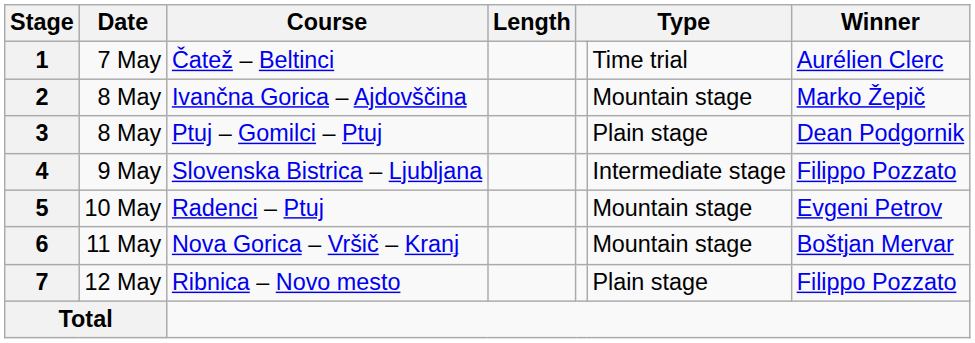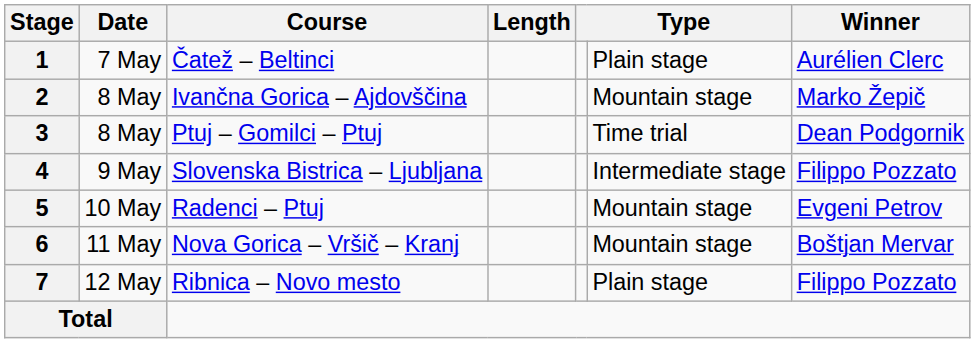(640, 60) Time trial -> (650, 60) Plain stage
(650, 134) Plain stage -> (640, 134) Time trial
